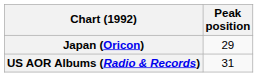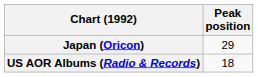(228, 63) 31 -> (228, 63) 18
